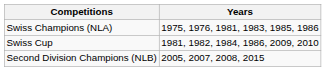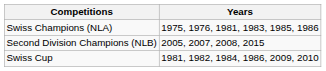rows swapped: (30, 43) <-> (82, 58)
